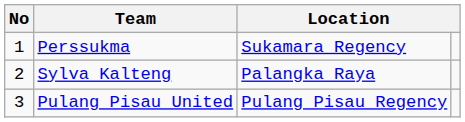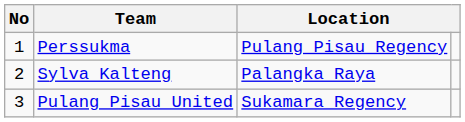(324, 47) Sukamara Regency -> (344, 47) Pulang Pisau Regency
(344, 103) Pulang Pisau Regency -> (324, 103) Sukamara Regency
